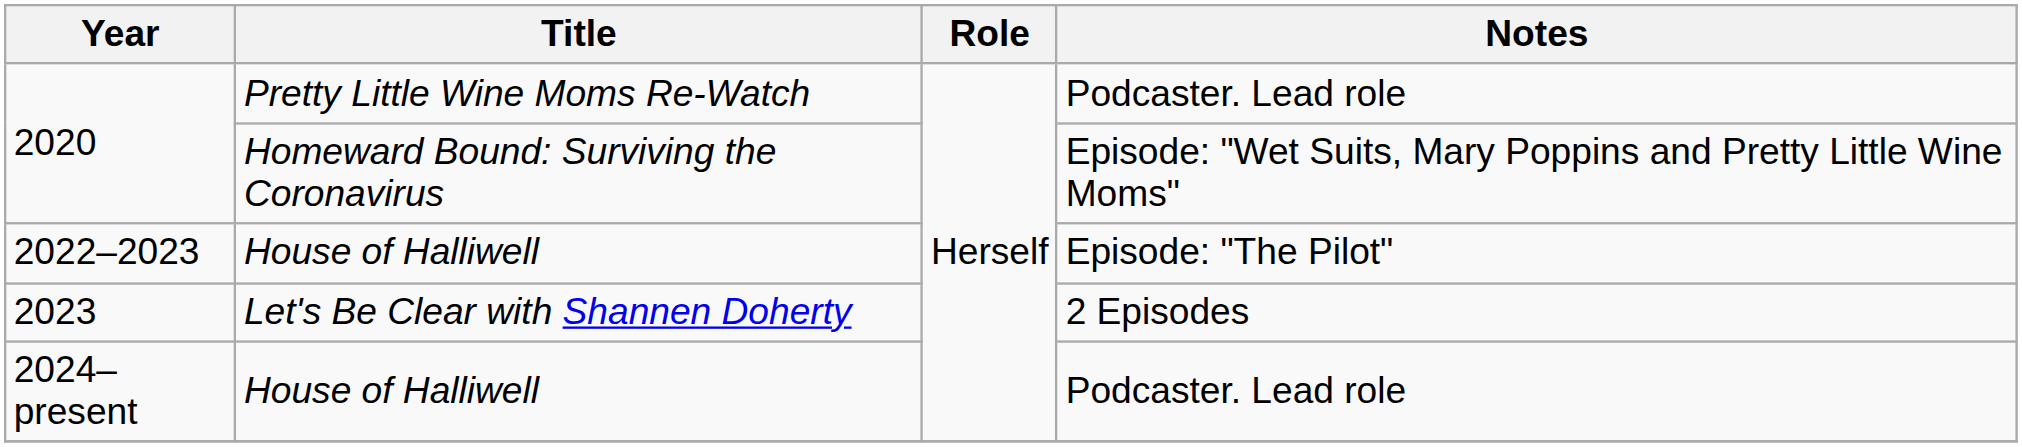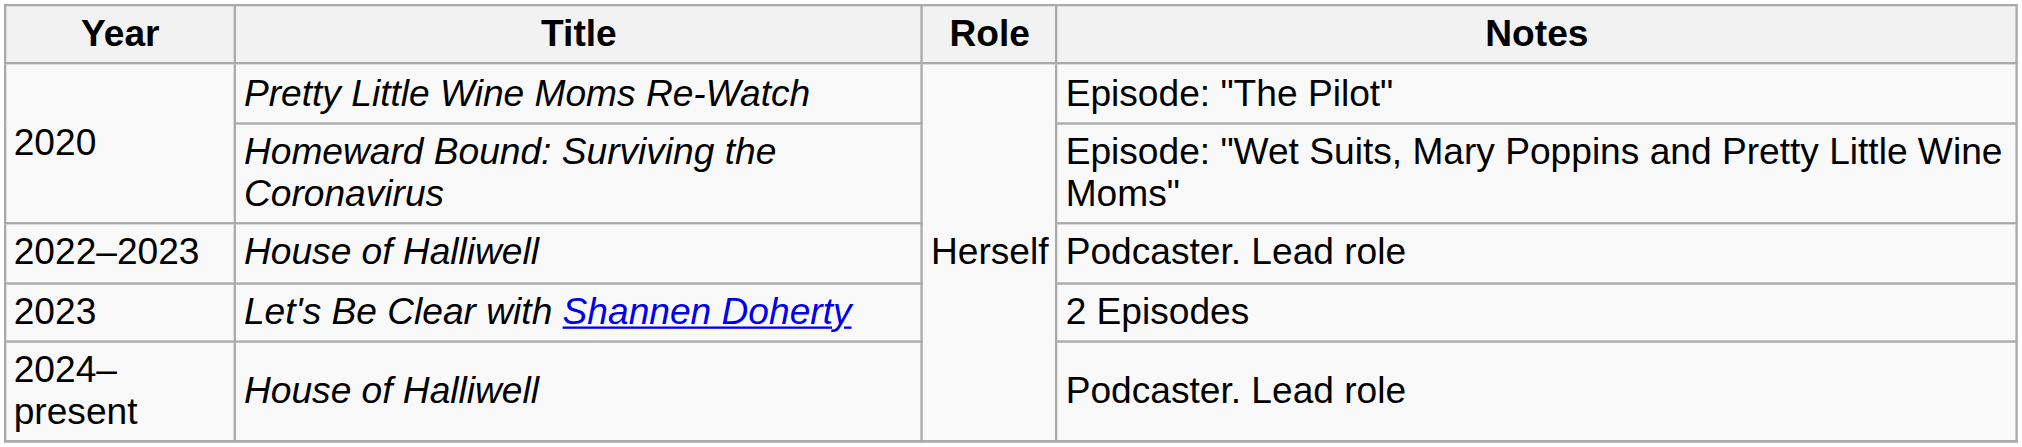(1236, 92) Podcaster. Lead role -> (1229, 92) Episode: "The Pilot"
(1229, 252) Episode: "The Pilot" -> (1236, 252) Podcaster. Lead role
